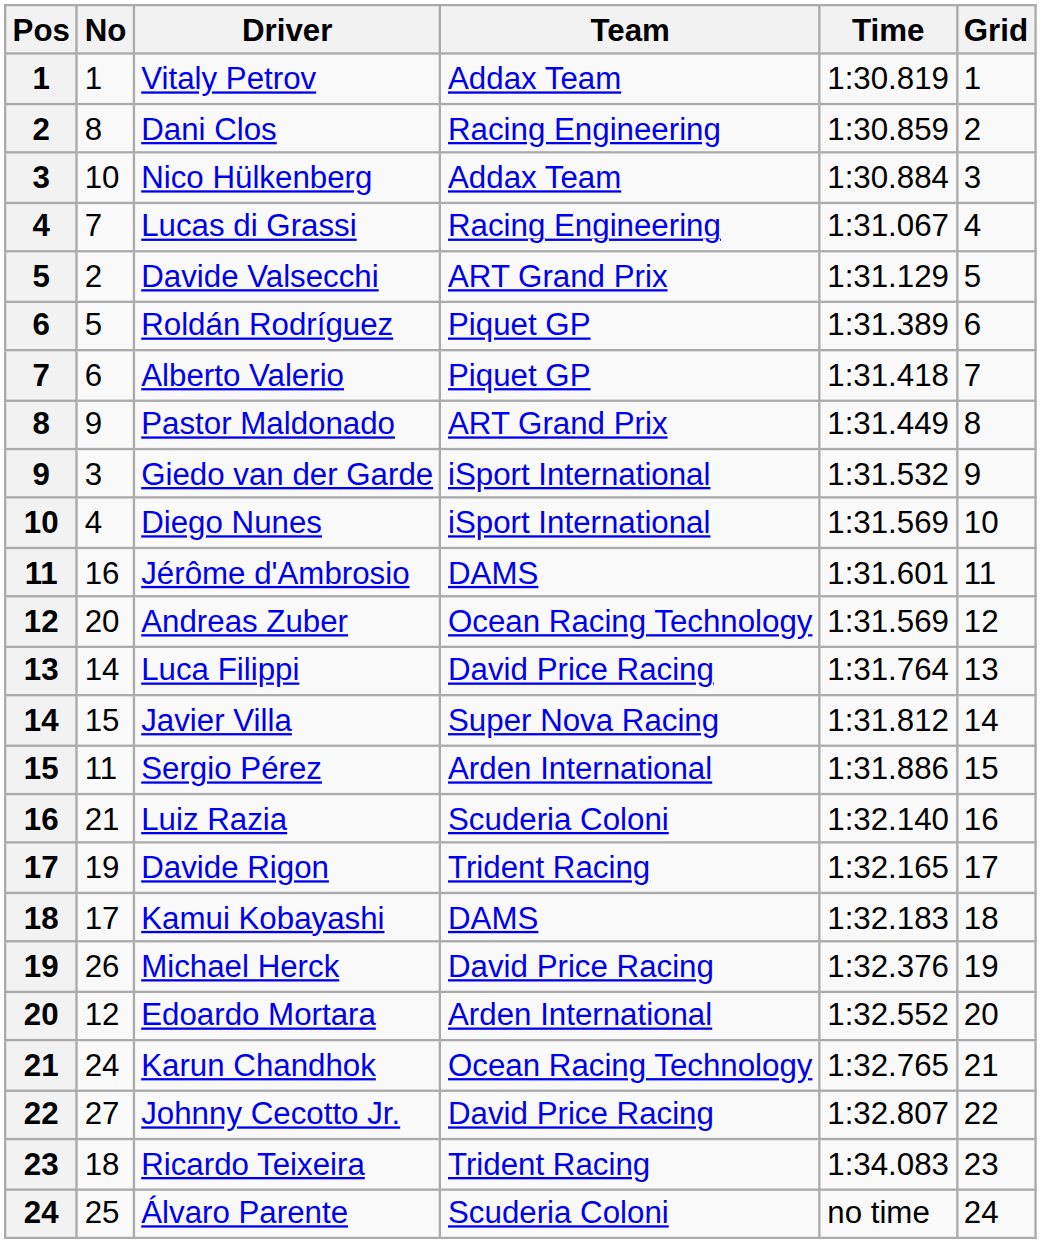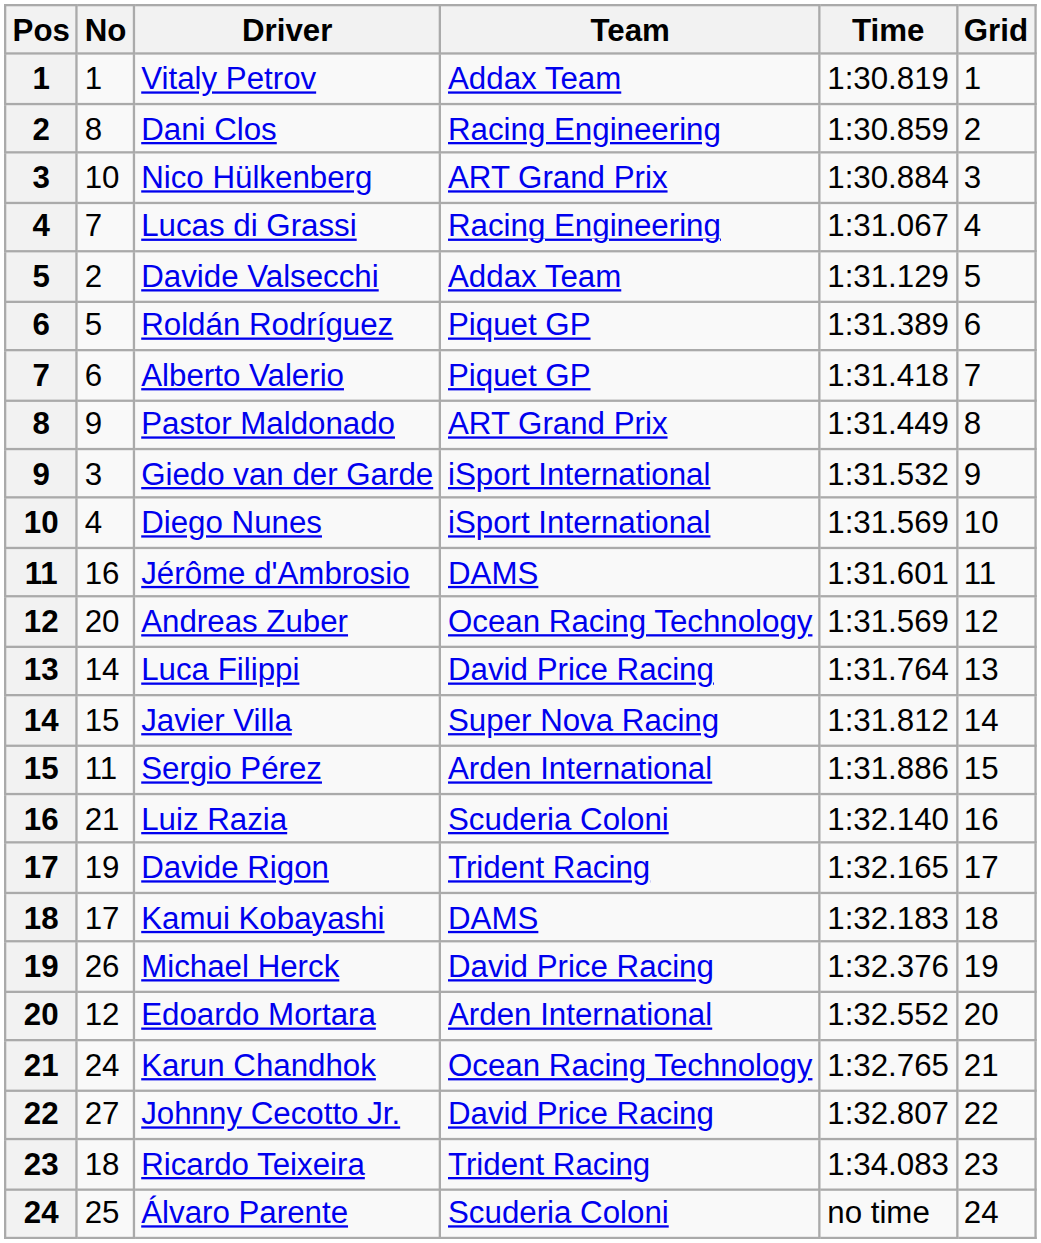(535, 177) Addax Team -> (558, 177) ART Grand Prix
(558, 276) ART Grand Prix -> (535, 276) Addax Team
